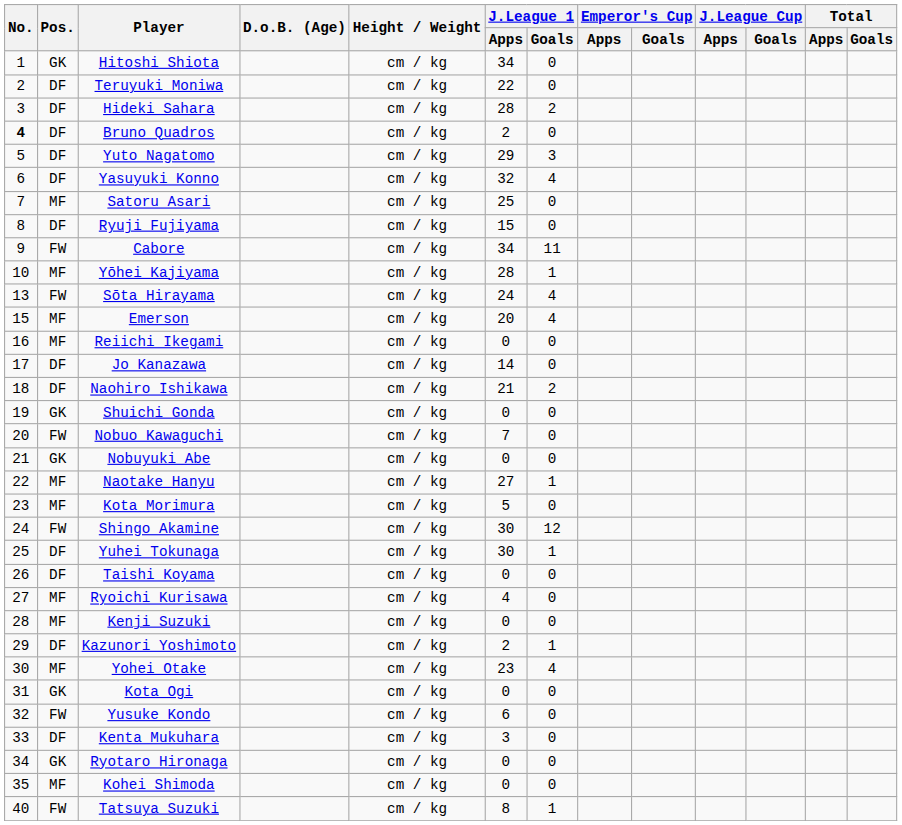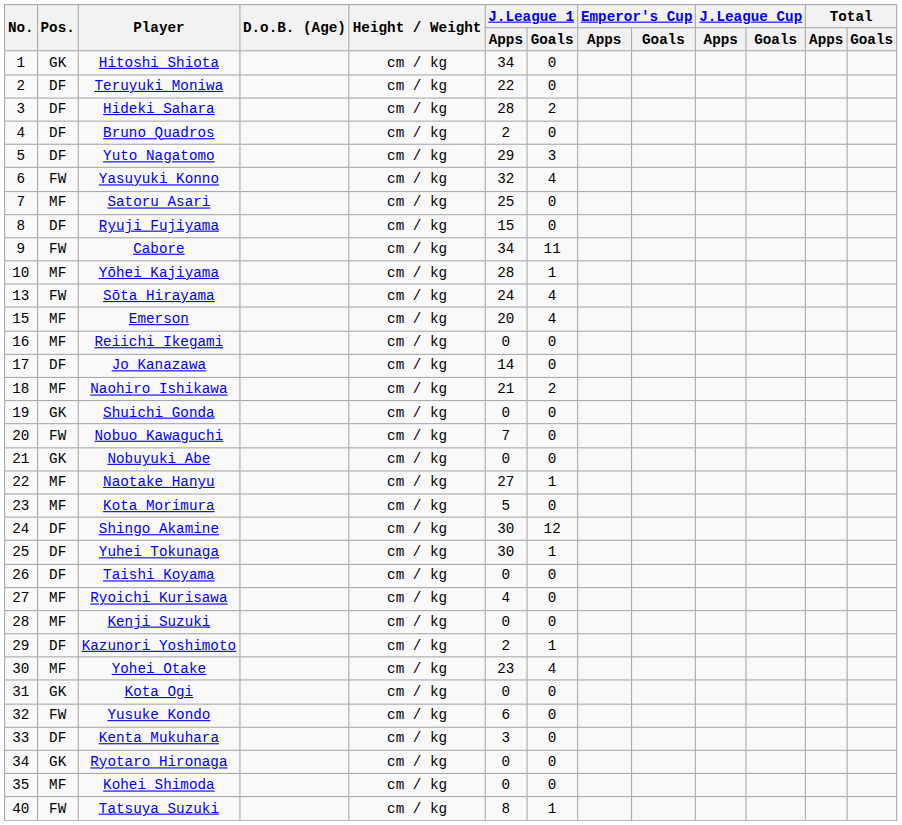(21, 133) bold -> (21, 133) normal
(58, 179) DF -> (58, 179) FW
(58, 389) DF -> (58, 389) MF
(58, 529) FW -> (58, 529) DF
